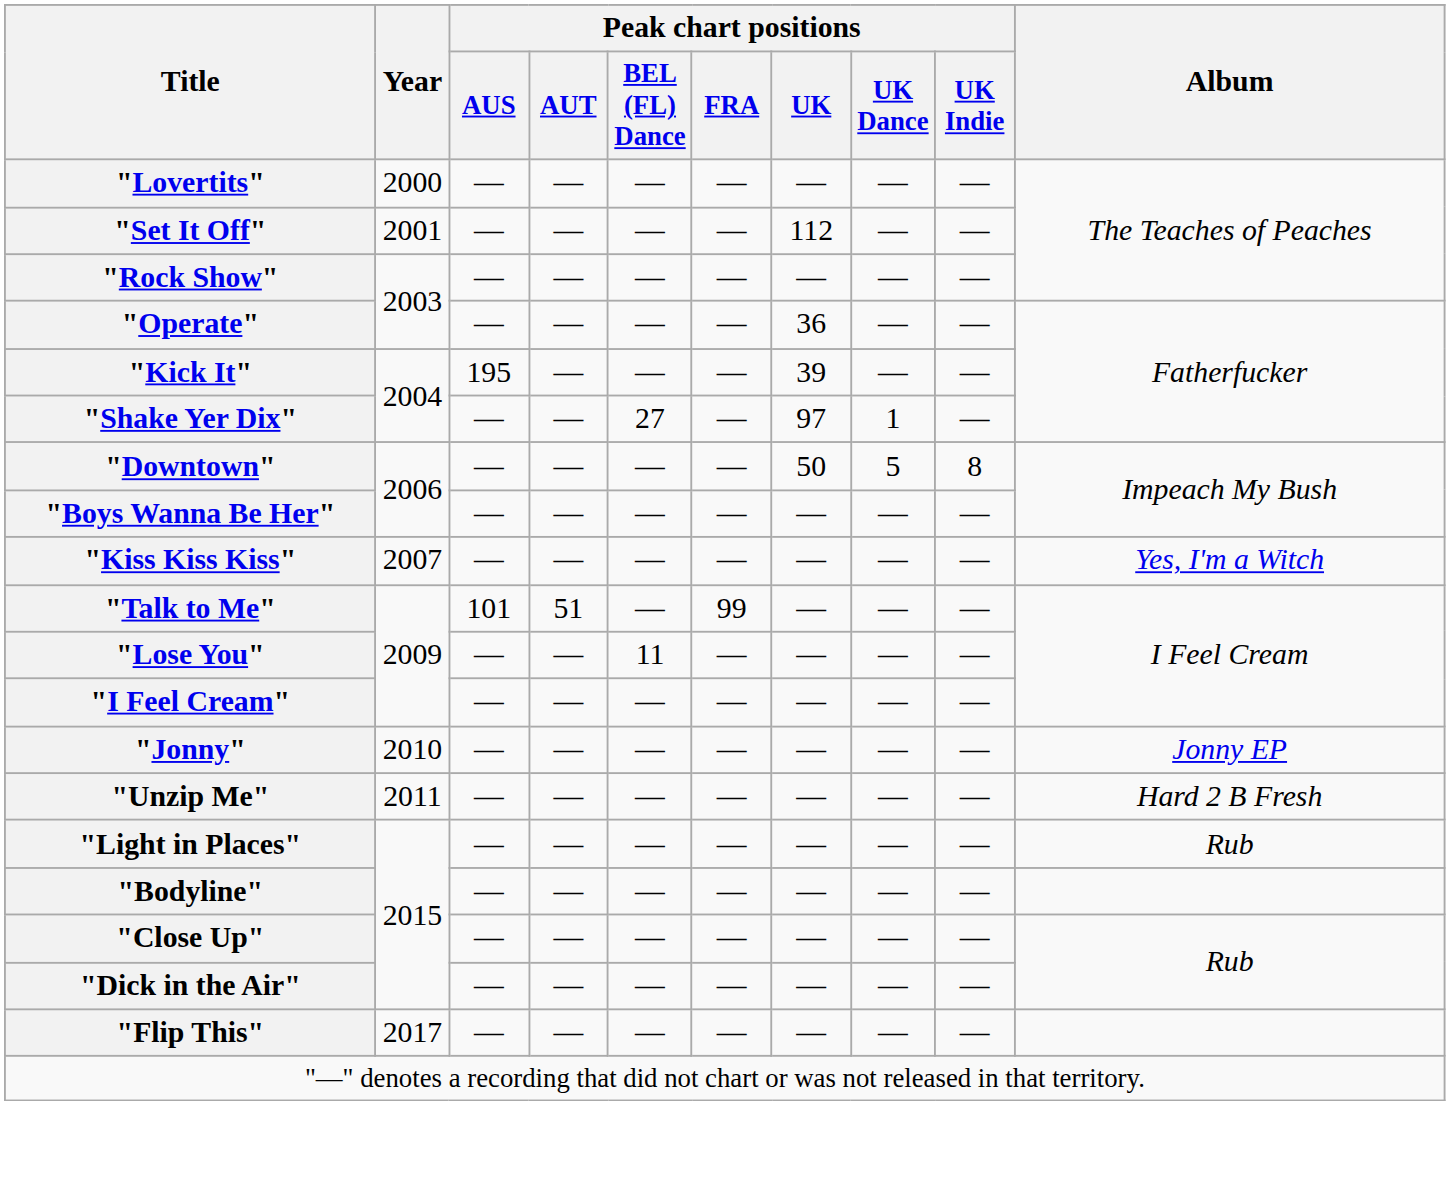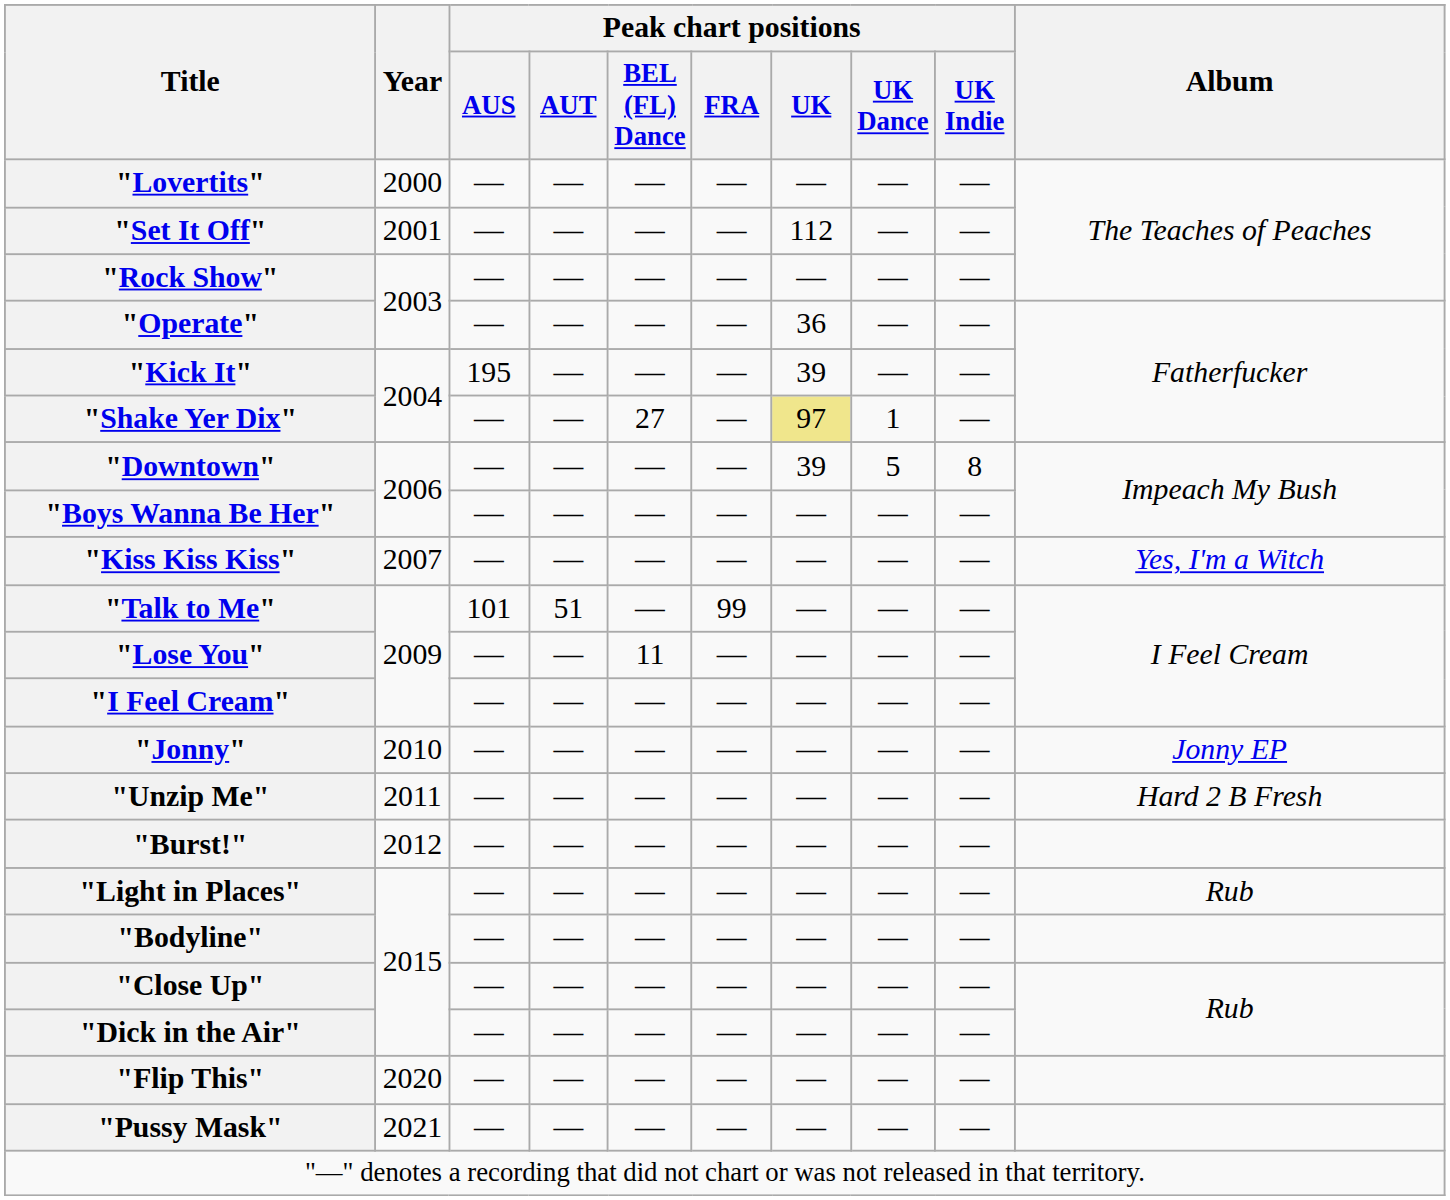(811, 418) no background -> (811, 418) khaki background
(811, 465) 50 -> (811, 465) 39
+ row: (190, 843)
(412, 1032) 2017 -> (412, 1079) 2020
+ row: (190, 1126)
